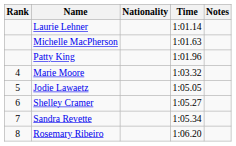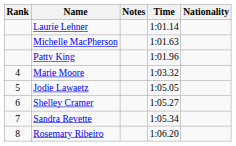columns swapped: (145, 12) <-> (218, 12)
